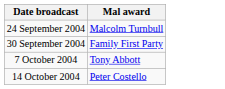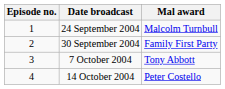+ column: (32, 12)
